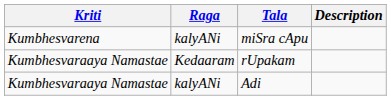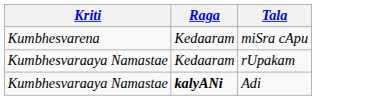- column: (349, 15)
(197, 38) kalyANi -> (205, 38) Kedaaram
(197, 83) normal -> (199, 83) bold
